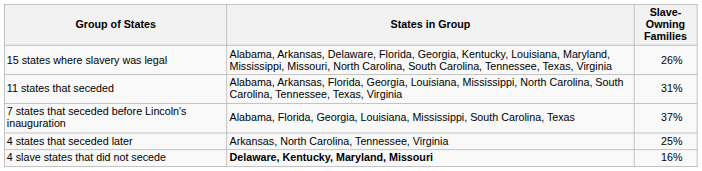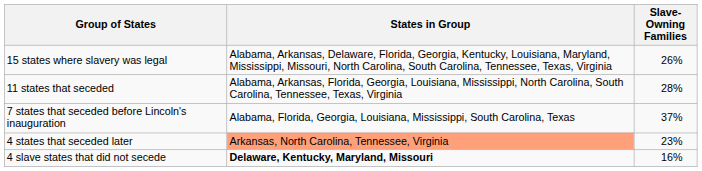(672, 89) 31% -> (672, 89) 28%
(339, 141) no background -> (339, 141) lightsalmon background
(672, 141) 25% -> (672, 141) 23%
